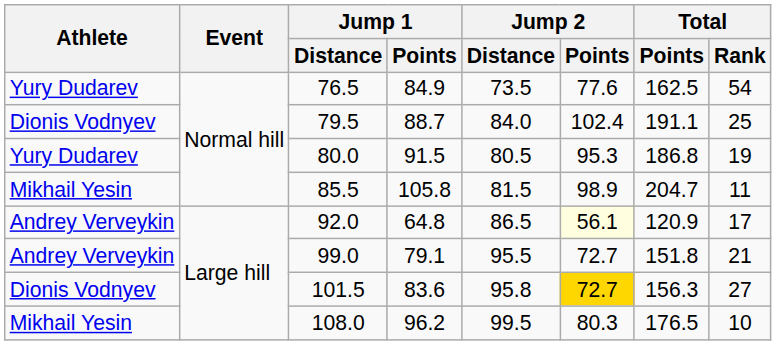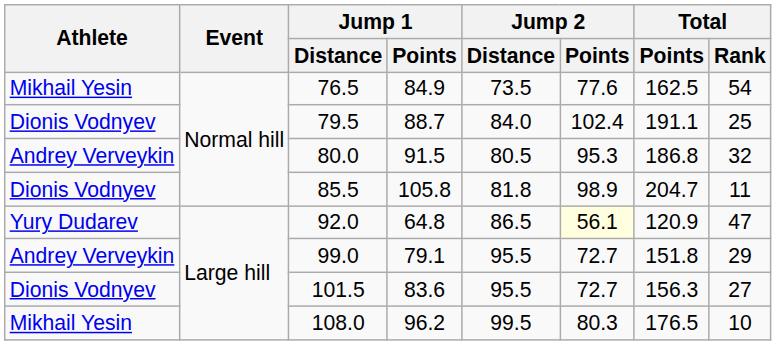(74, 89) Yury Dudarev -> (71, 89) Mikhail Yesin
(74, 156) Yury Dudarev -> (92, 156) Andrey Verveykin
(740, 156) 19 -> (740, 156) 32
(71, 189) Mikhail Yesin -> (83, 189) Dionis Vodnyev
(511, 189) 81.5 -> (511, 189) 81.8
(92, 223) Andrey Verveykin -> (74, 223) Yury Dudarev
(740, 223) 17 -> (740, 223) 47
(740, 256) 21 -> (740, 256) 29
(511, 289) 95.8 -> (511, 289) 95.5
(597, 289) gold background -> (597, 289) no background
